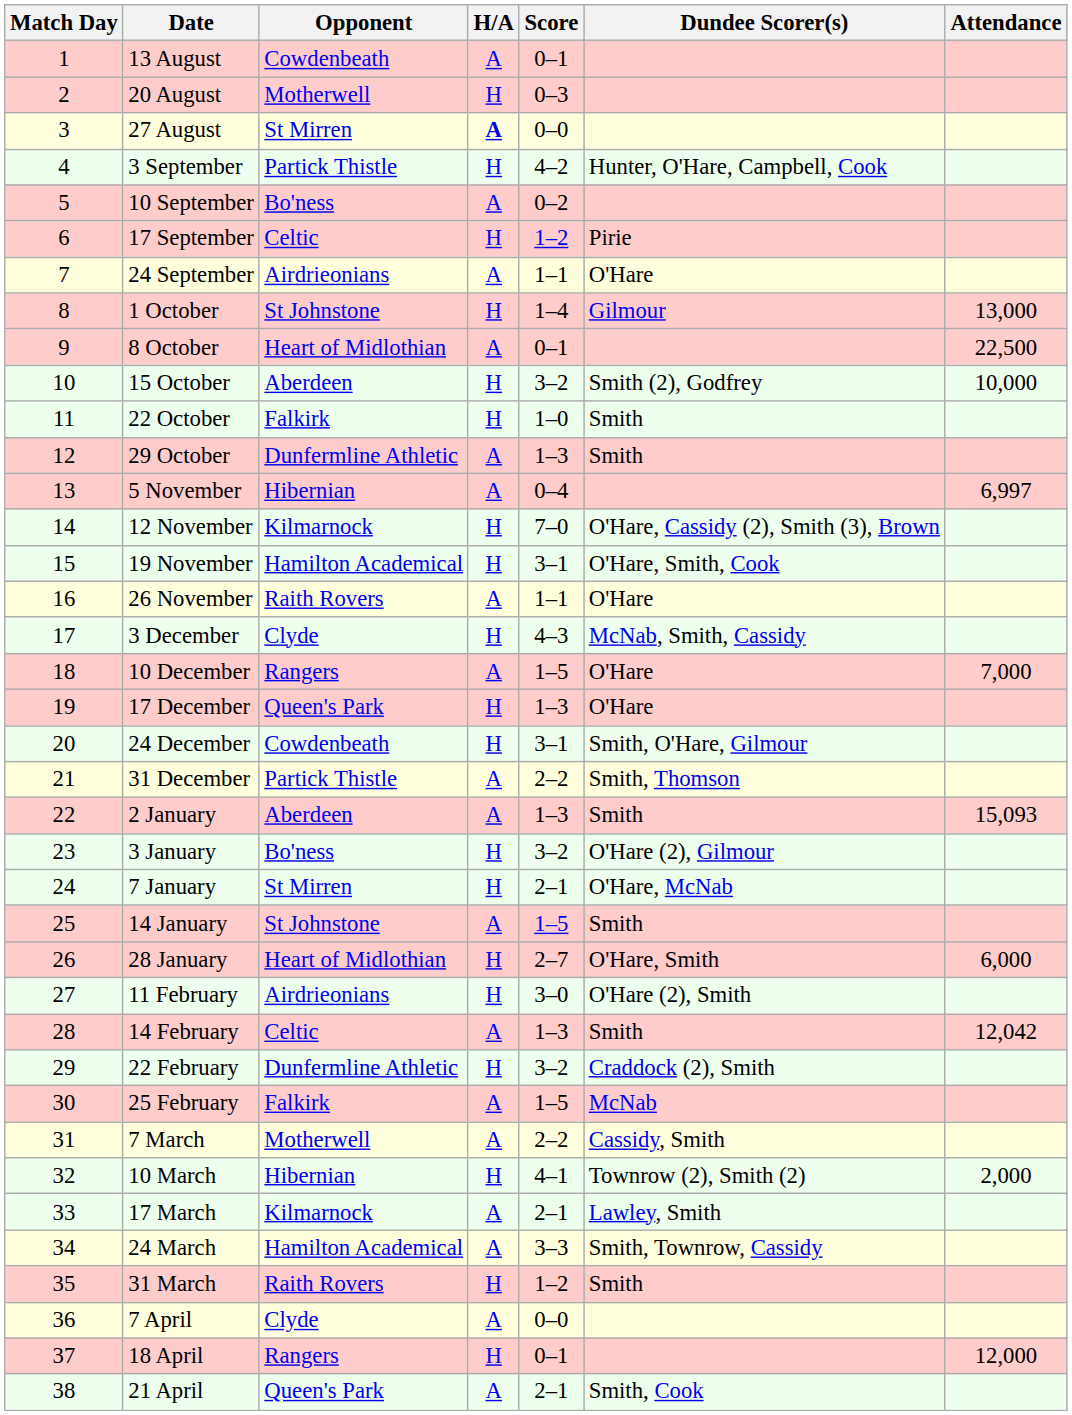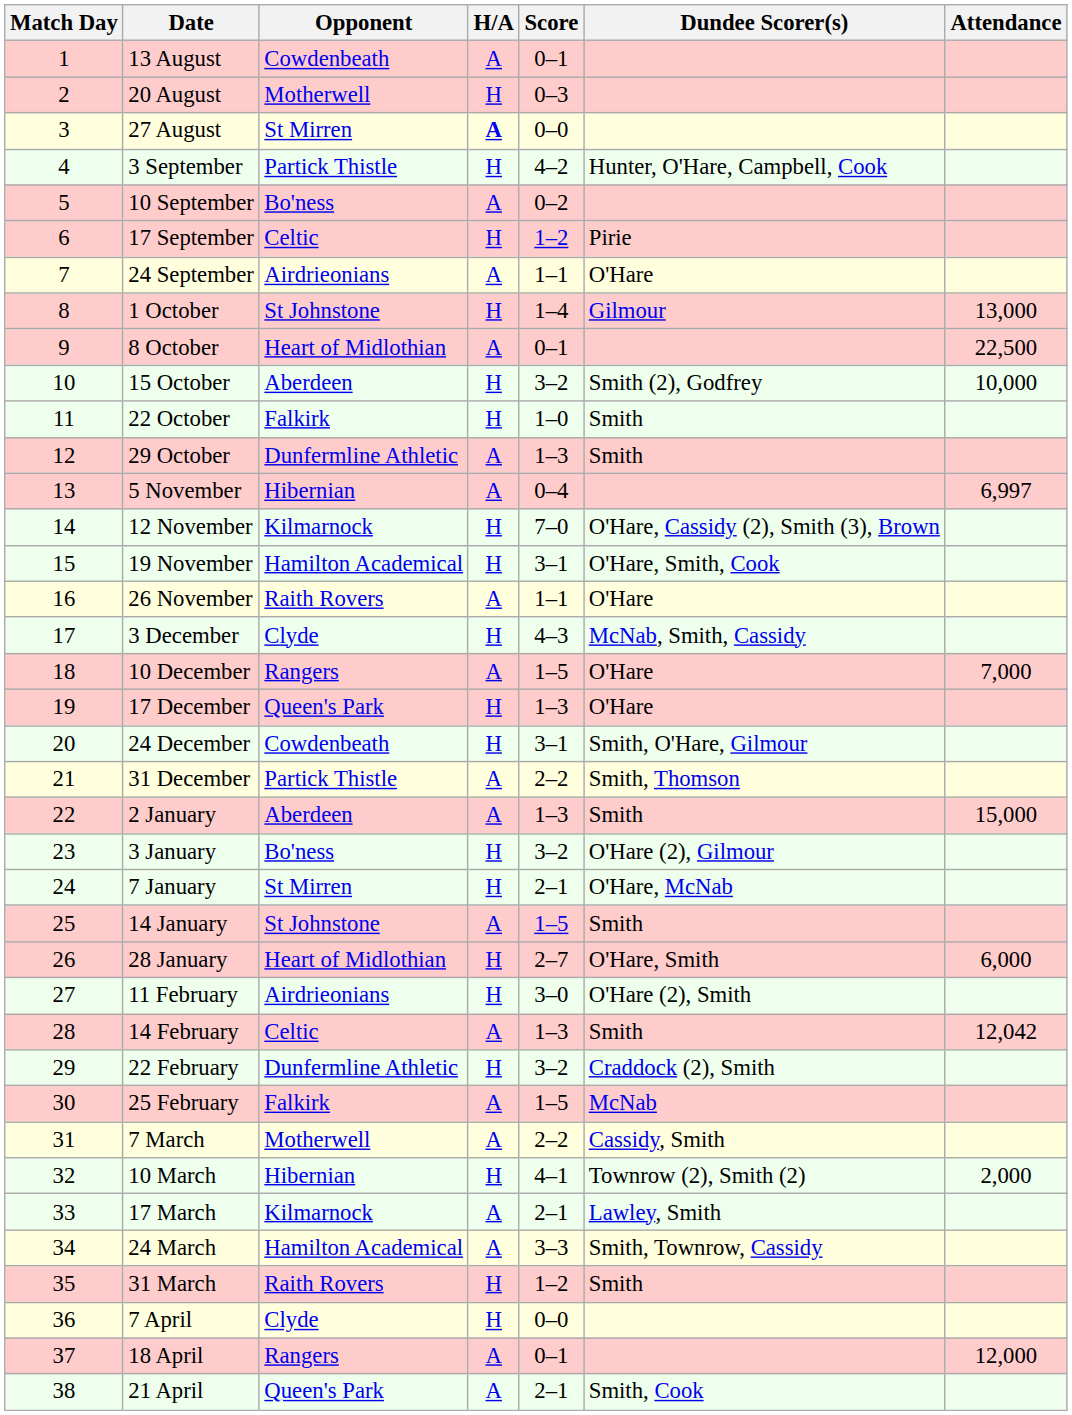(1006, 815) 15,093 -> (1006, 815) 15,000
(494, 1319) A -> (494, 1319) H
(494, 1355) H -> (494, 1355) A
